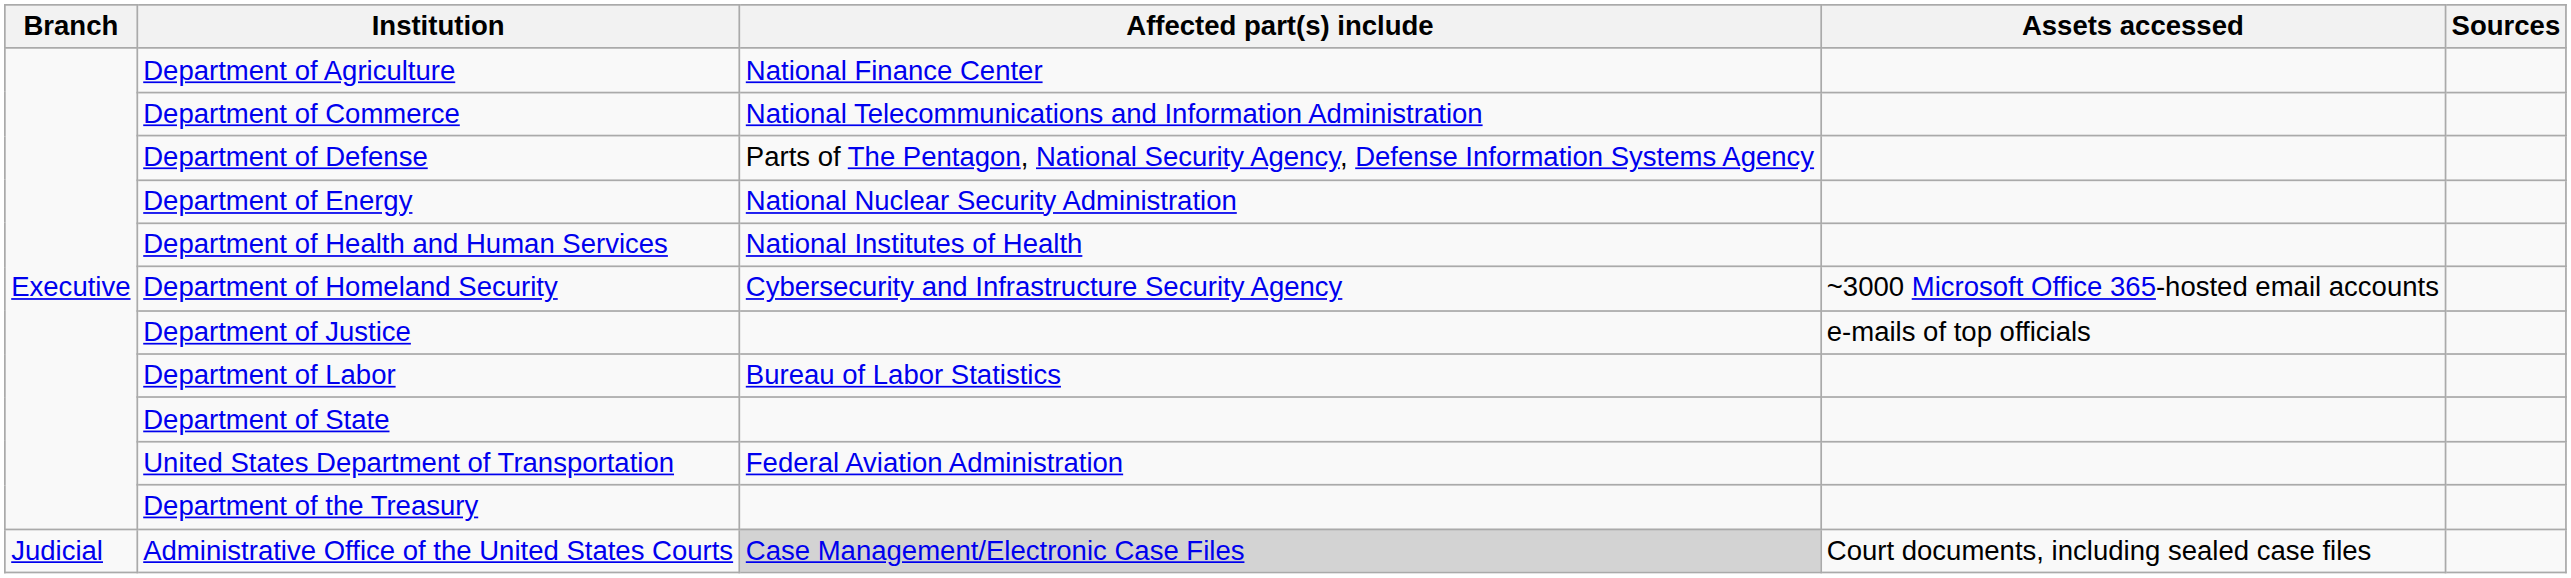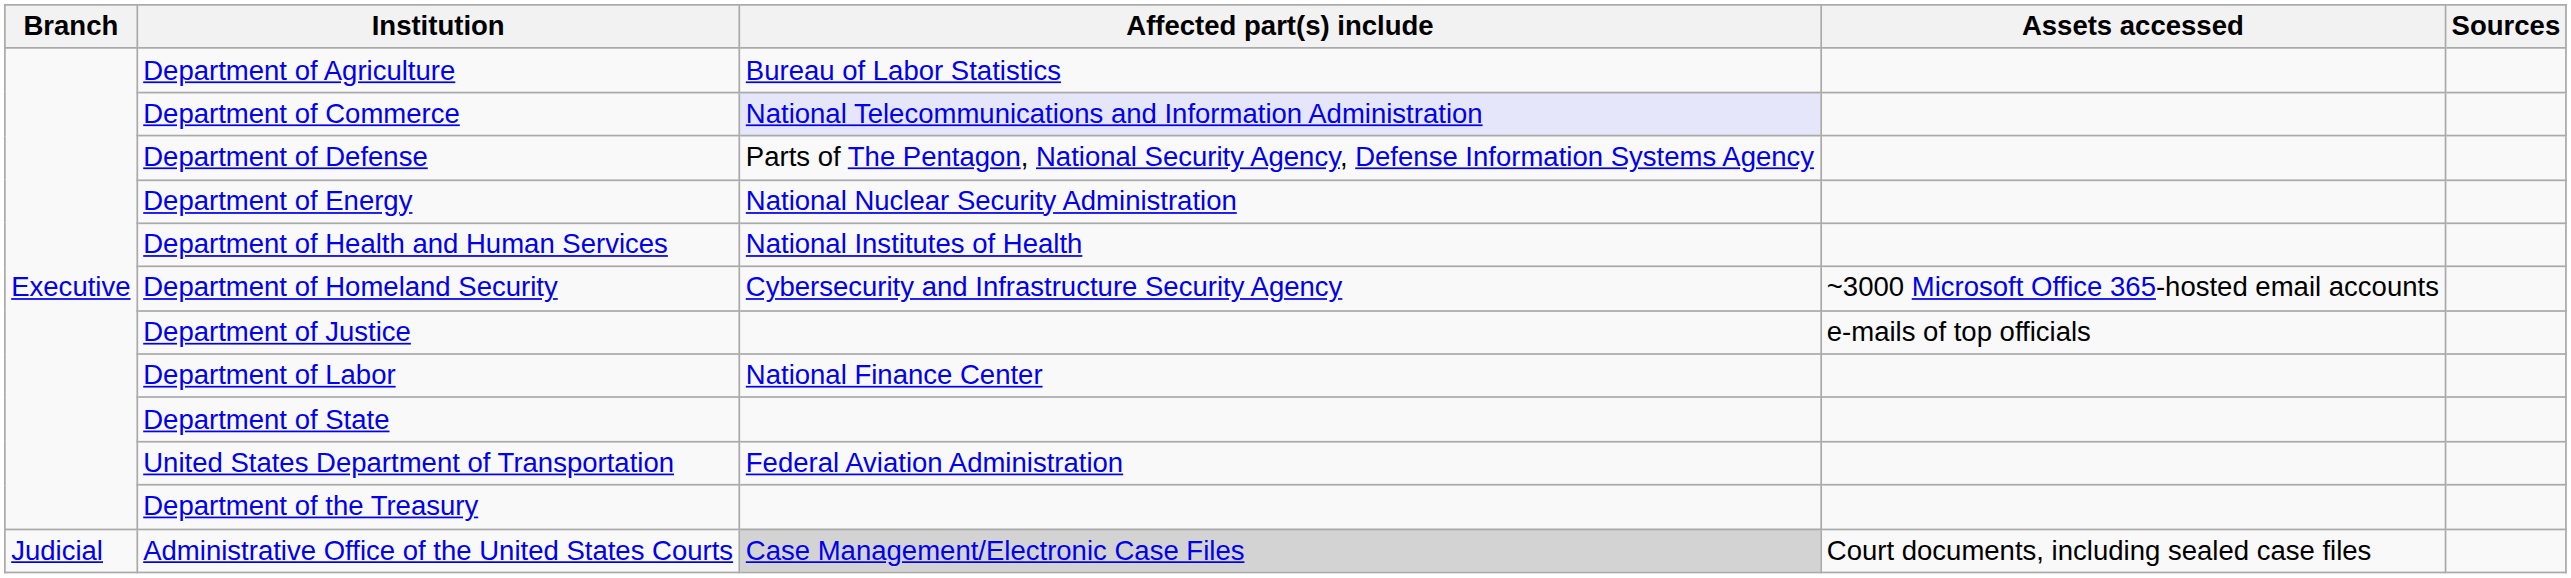(894, 69) National Finance Center -> (903, 69) Bureau of Labor Statistics
(1114, 113) no background -> (1114, 113) lavender background
(903, 375) Bureau of Labor Statistics -> (894, 375) National Finance Center
